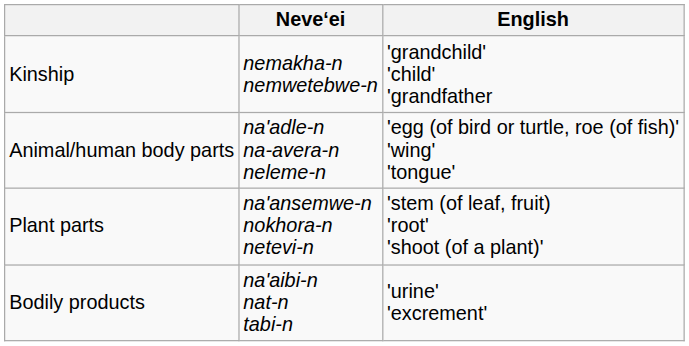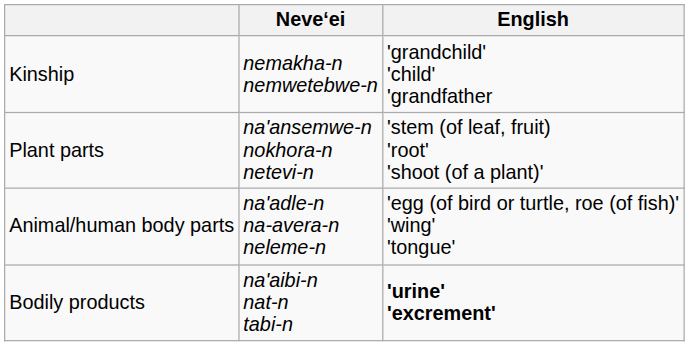rows swapped: (122, 150) <-> (57, 226)
(437, 302) normal -> (441, 302) bold
